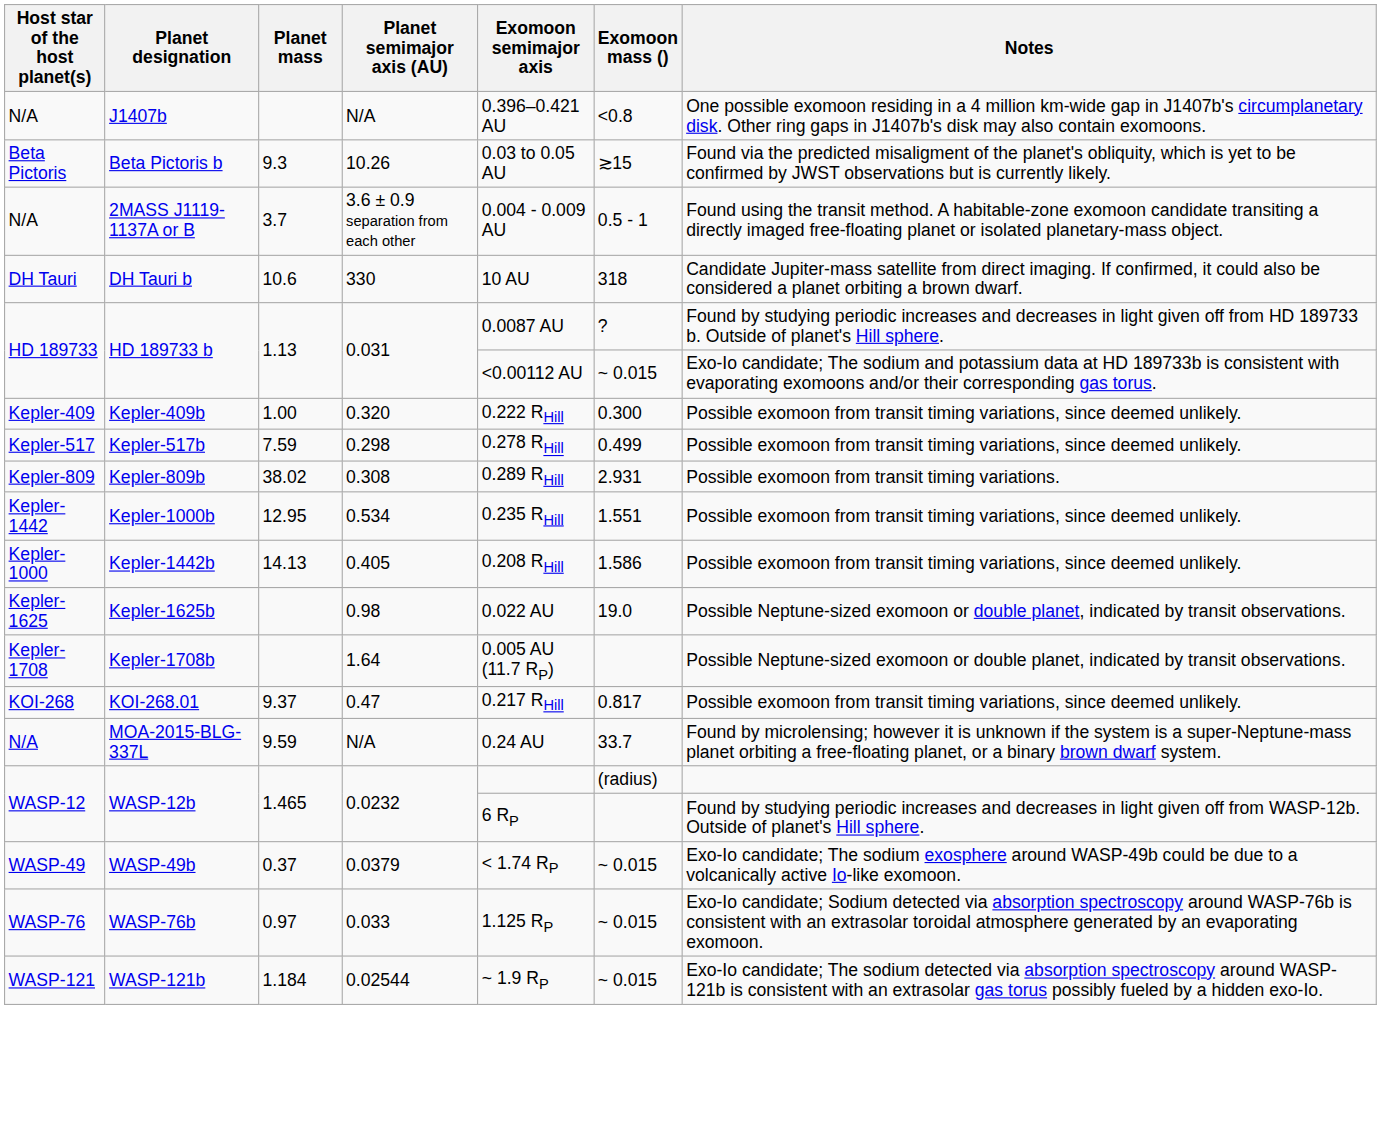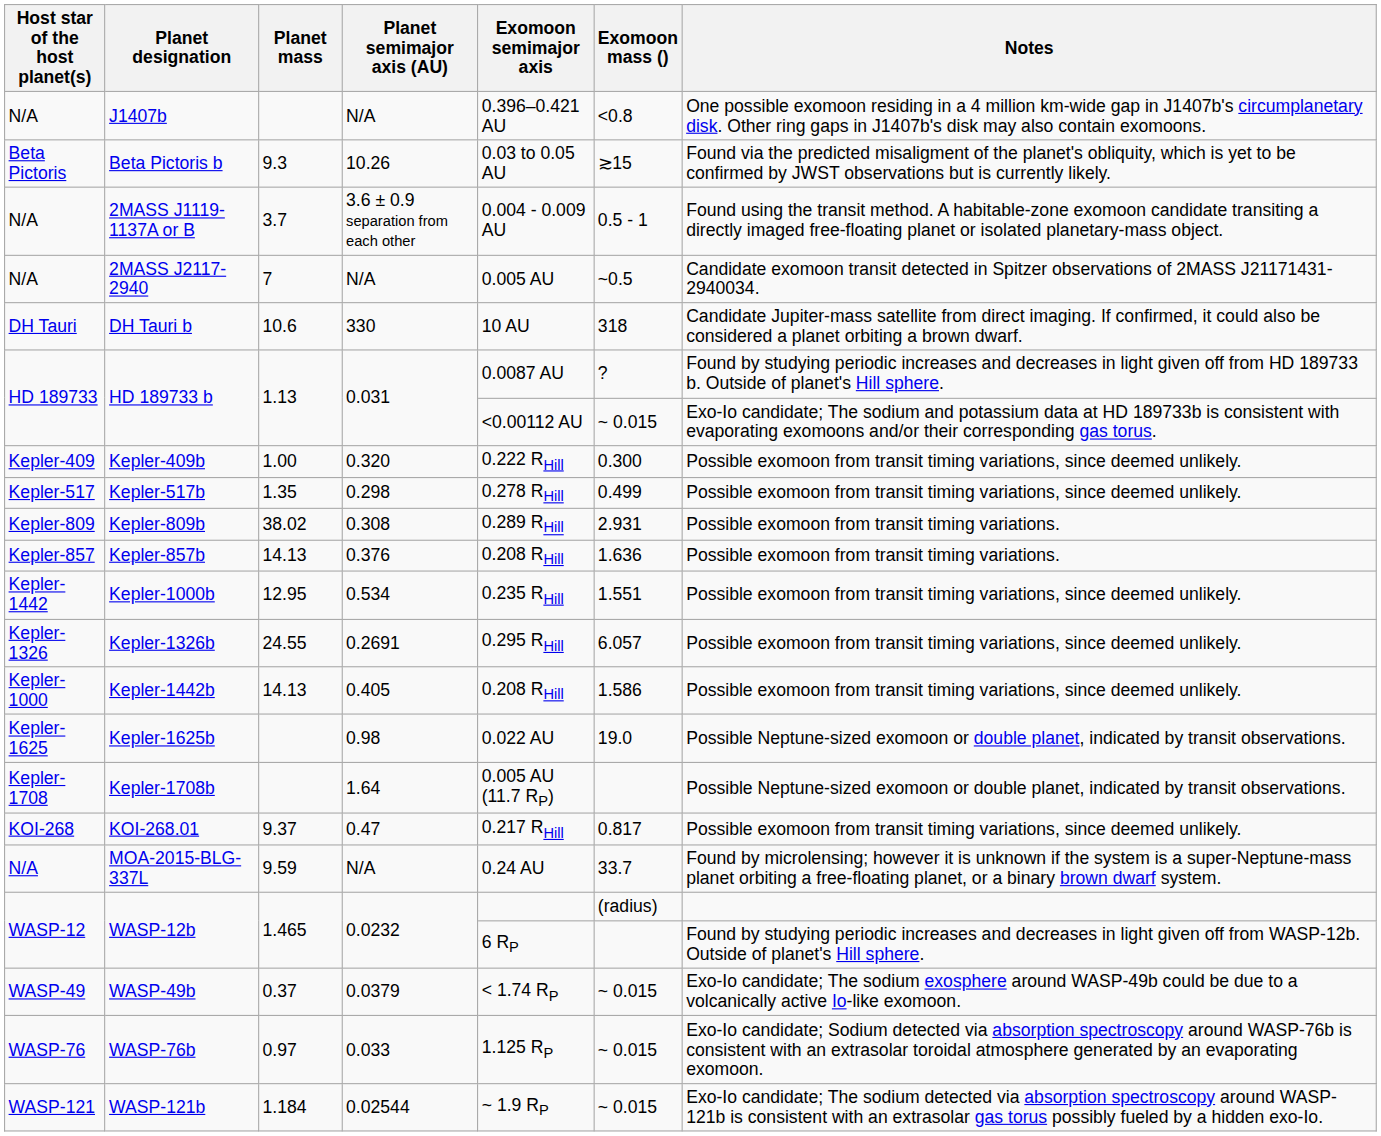+ row: (168, 278)
(280, 445) 7.59 -> (280, 492) 1.35
+ row: (157, 555)
+ row: (162, 642)
